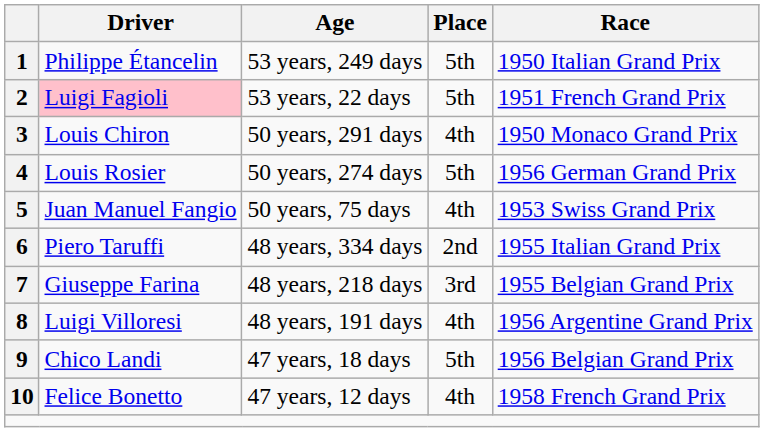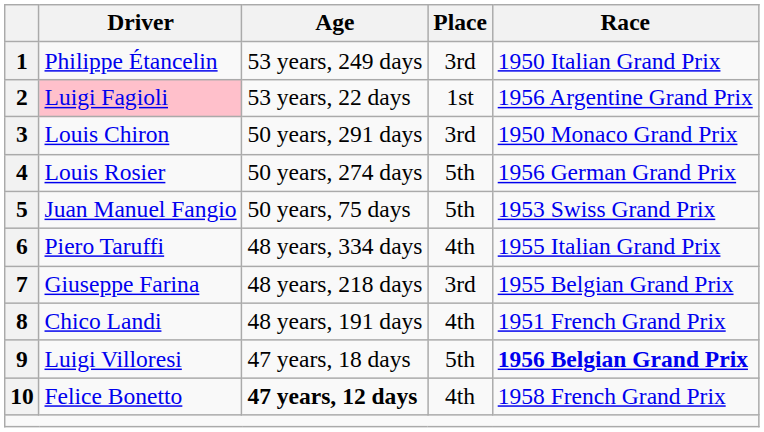(460, 60) 5th -> (460, 60) 3rd
(460, 97) 5th -> (460, 97) 1st
(612, 97) 1951 French Grand Prix -> (625, 97) 1956 Argentine Grand Prix
(460, 135) 4th -> (460, 135) 3rd
(460, 209) 4th -> (460, 209) 5th
(460, 246) 2nd -> (460, 246) 4th
(113, 321) Luigi Villoresi -> (103, 321) Chico Landi
(625, 321) 1956 Argentine Grand Prix -> (612, 321) 1951 French Grand Prix
(103, 358) Chico Landi -> (113, 358) Luigi Villoresi
(616, 358) normal -> (623, 358) bold
(329, 396) normal -> (332, 396) bold
